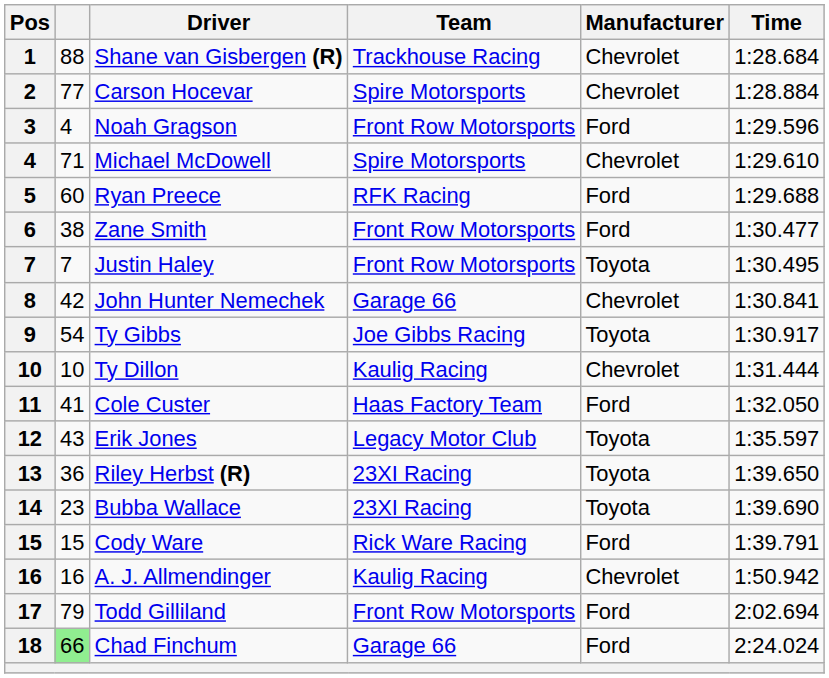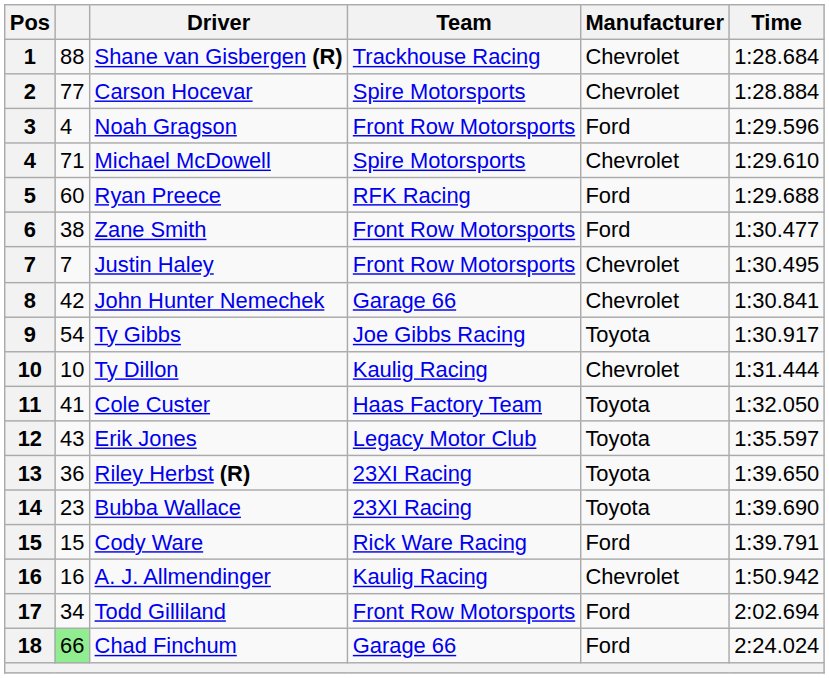(618, 265) Toyota -> (632, 265) Chevrolet
(608, 403) Ford -> (618, 403) Toyota
(72, 611) 79 -> (72, 611) 34
